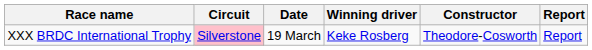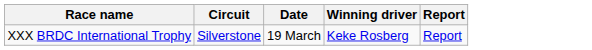- column: (480, 15)
(229, 35) pink background -> (229, 35) no background
